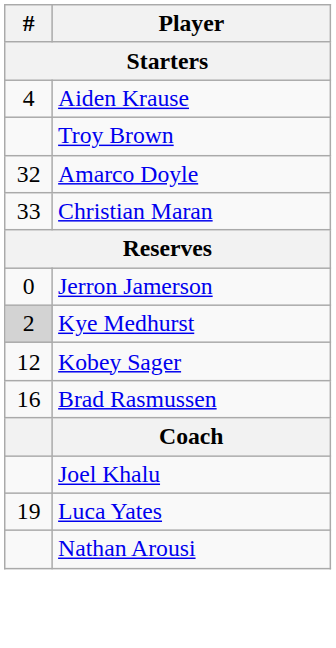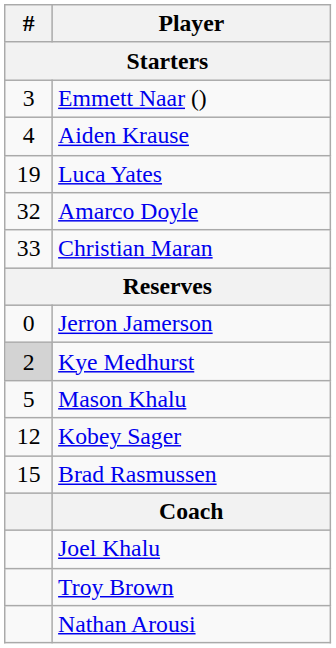+ row: (132, 98)
rows swapped: (110, 511) <-> (116, 135)
+ row: (122, 398)
(29, 398) 16 -> (29, 473) 15
